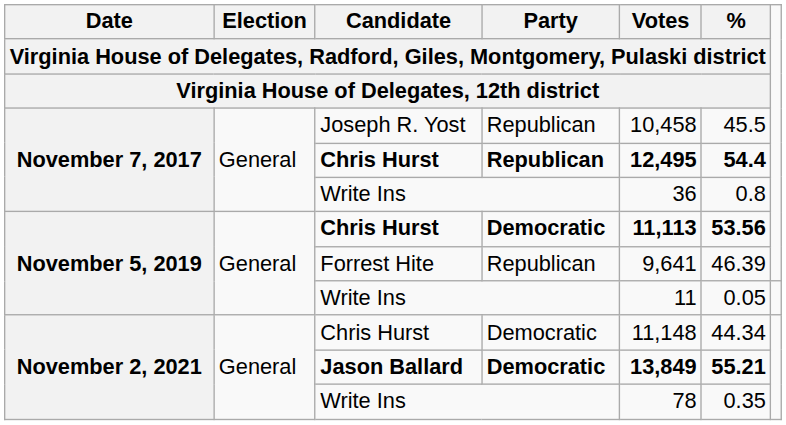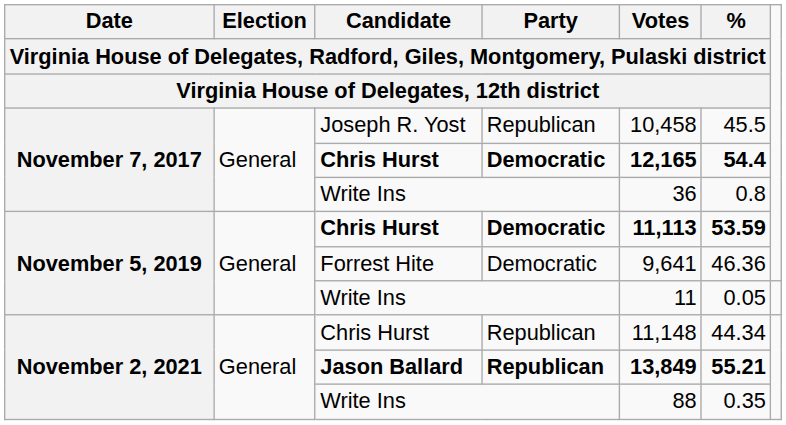(545, 159) Republican -> (546, 159) Democratic
(663, 159) 12,495 -> (663, 159) 12,165
(739, 228) 53.56 -> (739, 228) 53.59
(541, 263) Republican -> (542, 263) Democratic
(739, 263) 46.39 -> (739, 263) 46.36
(542, 332) Democratic -> (541, 332) Republican
(546, 366) Democratic -> (545, 366) Republican
(685, 401) 78 -> (685, 401) 88
